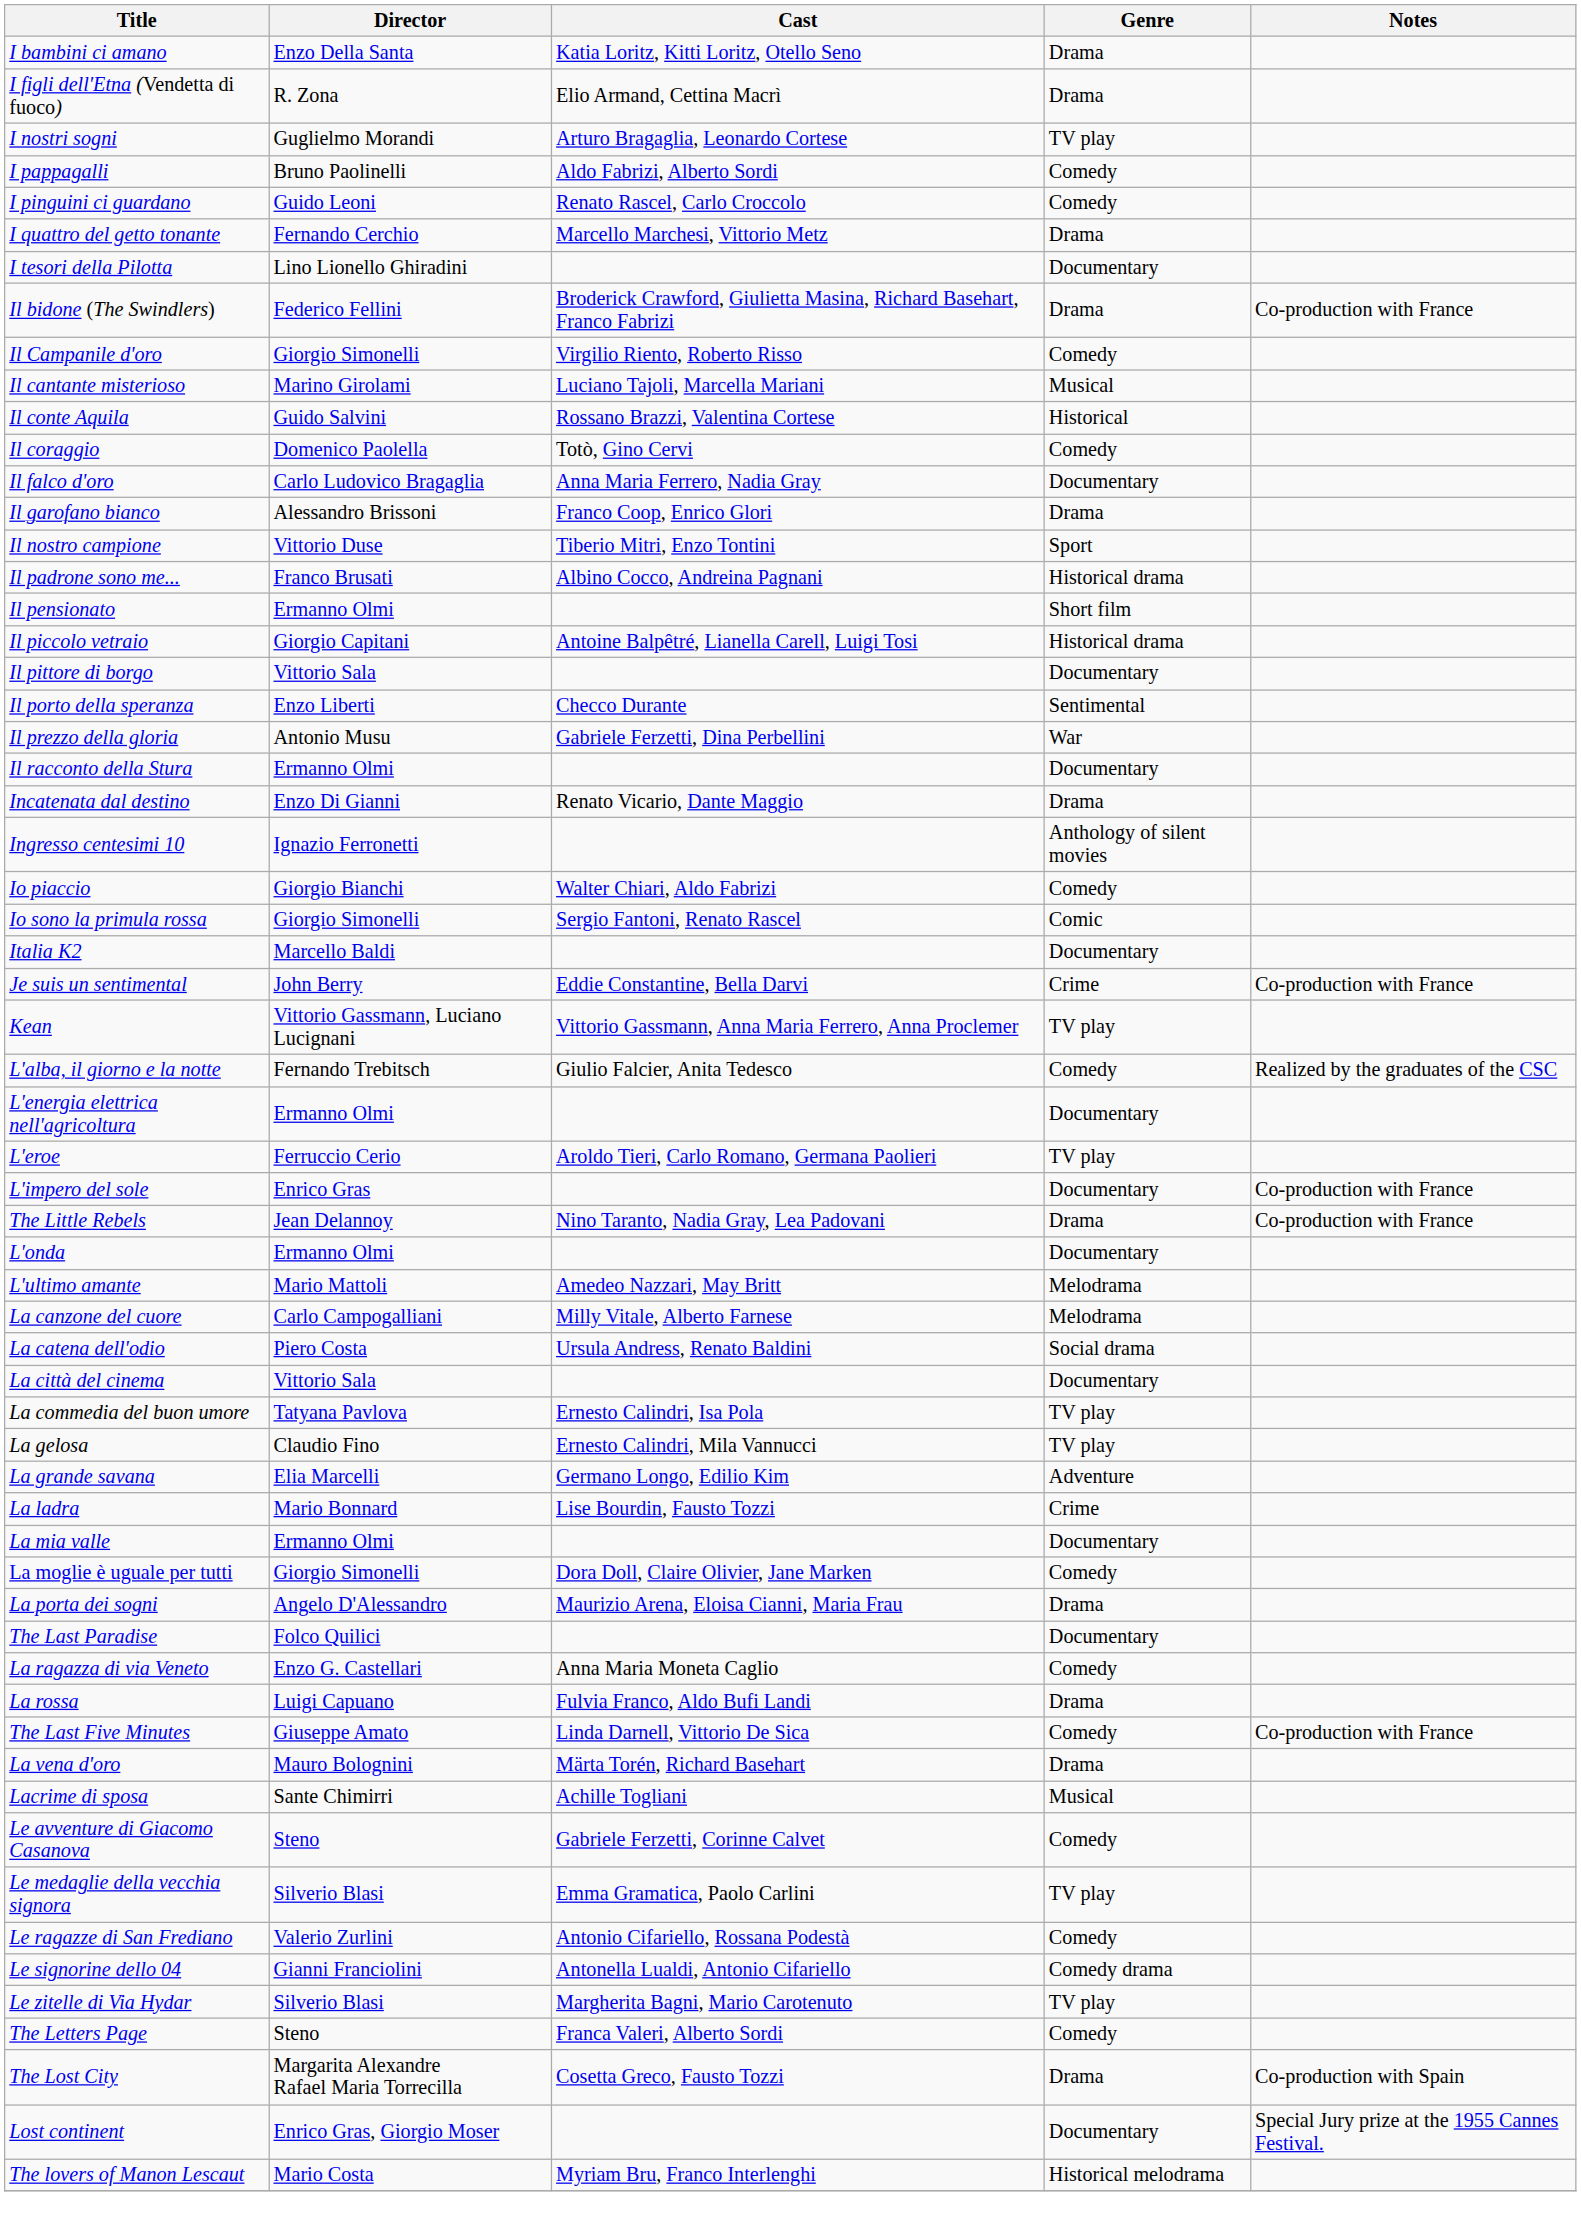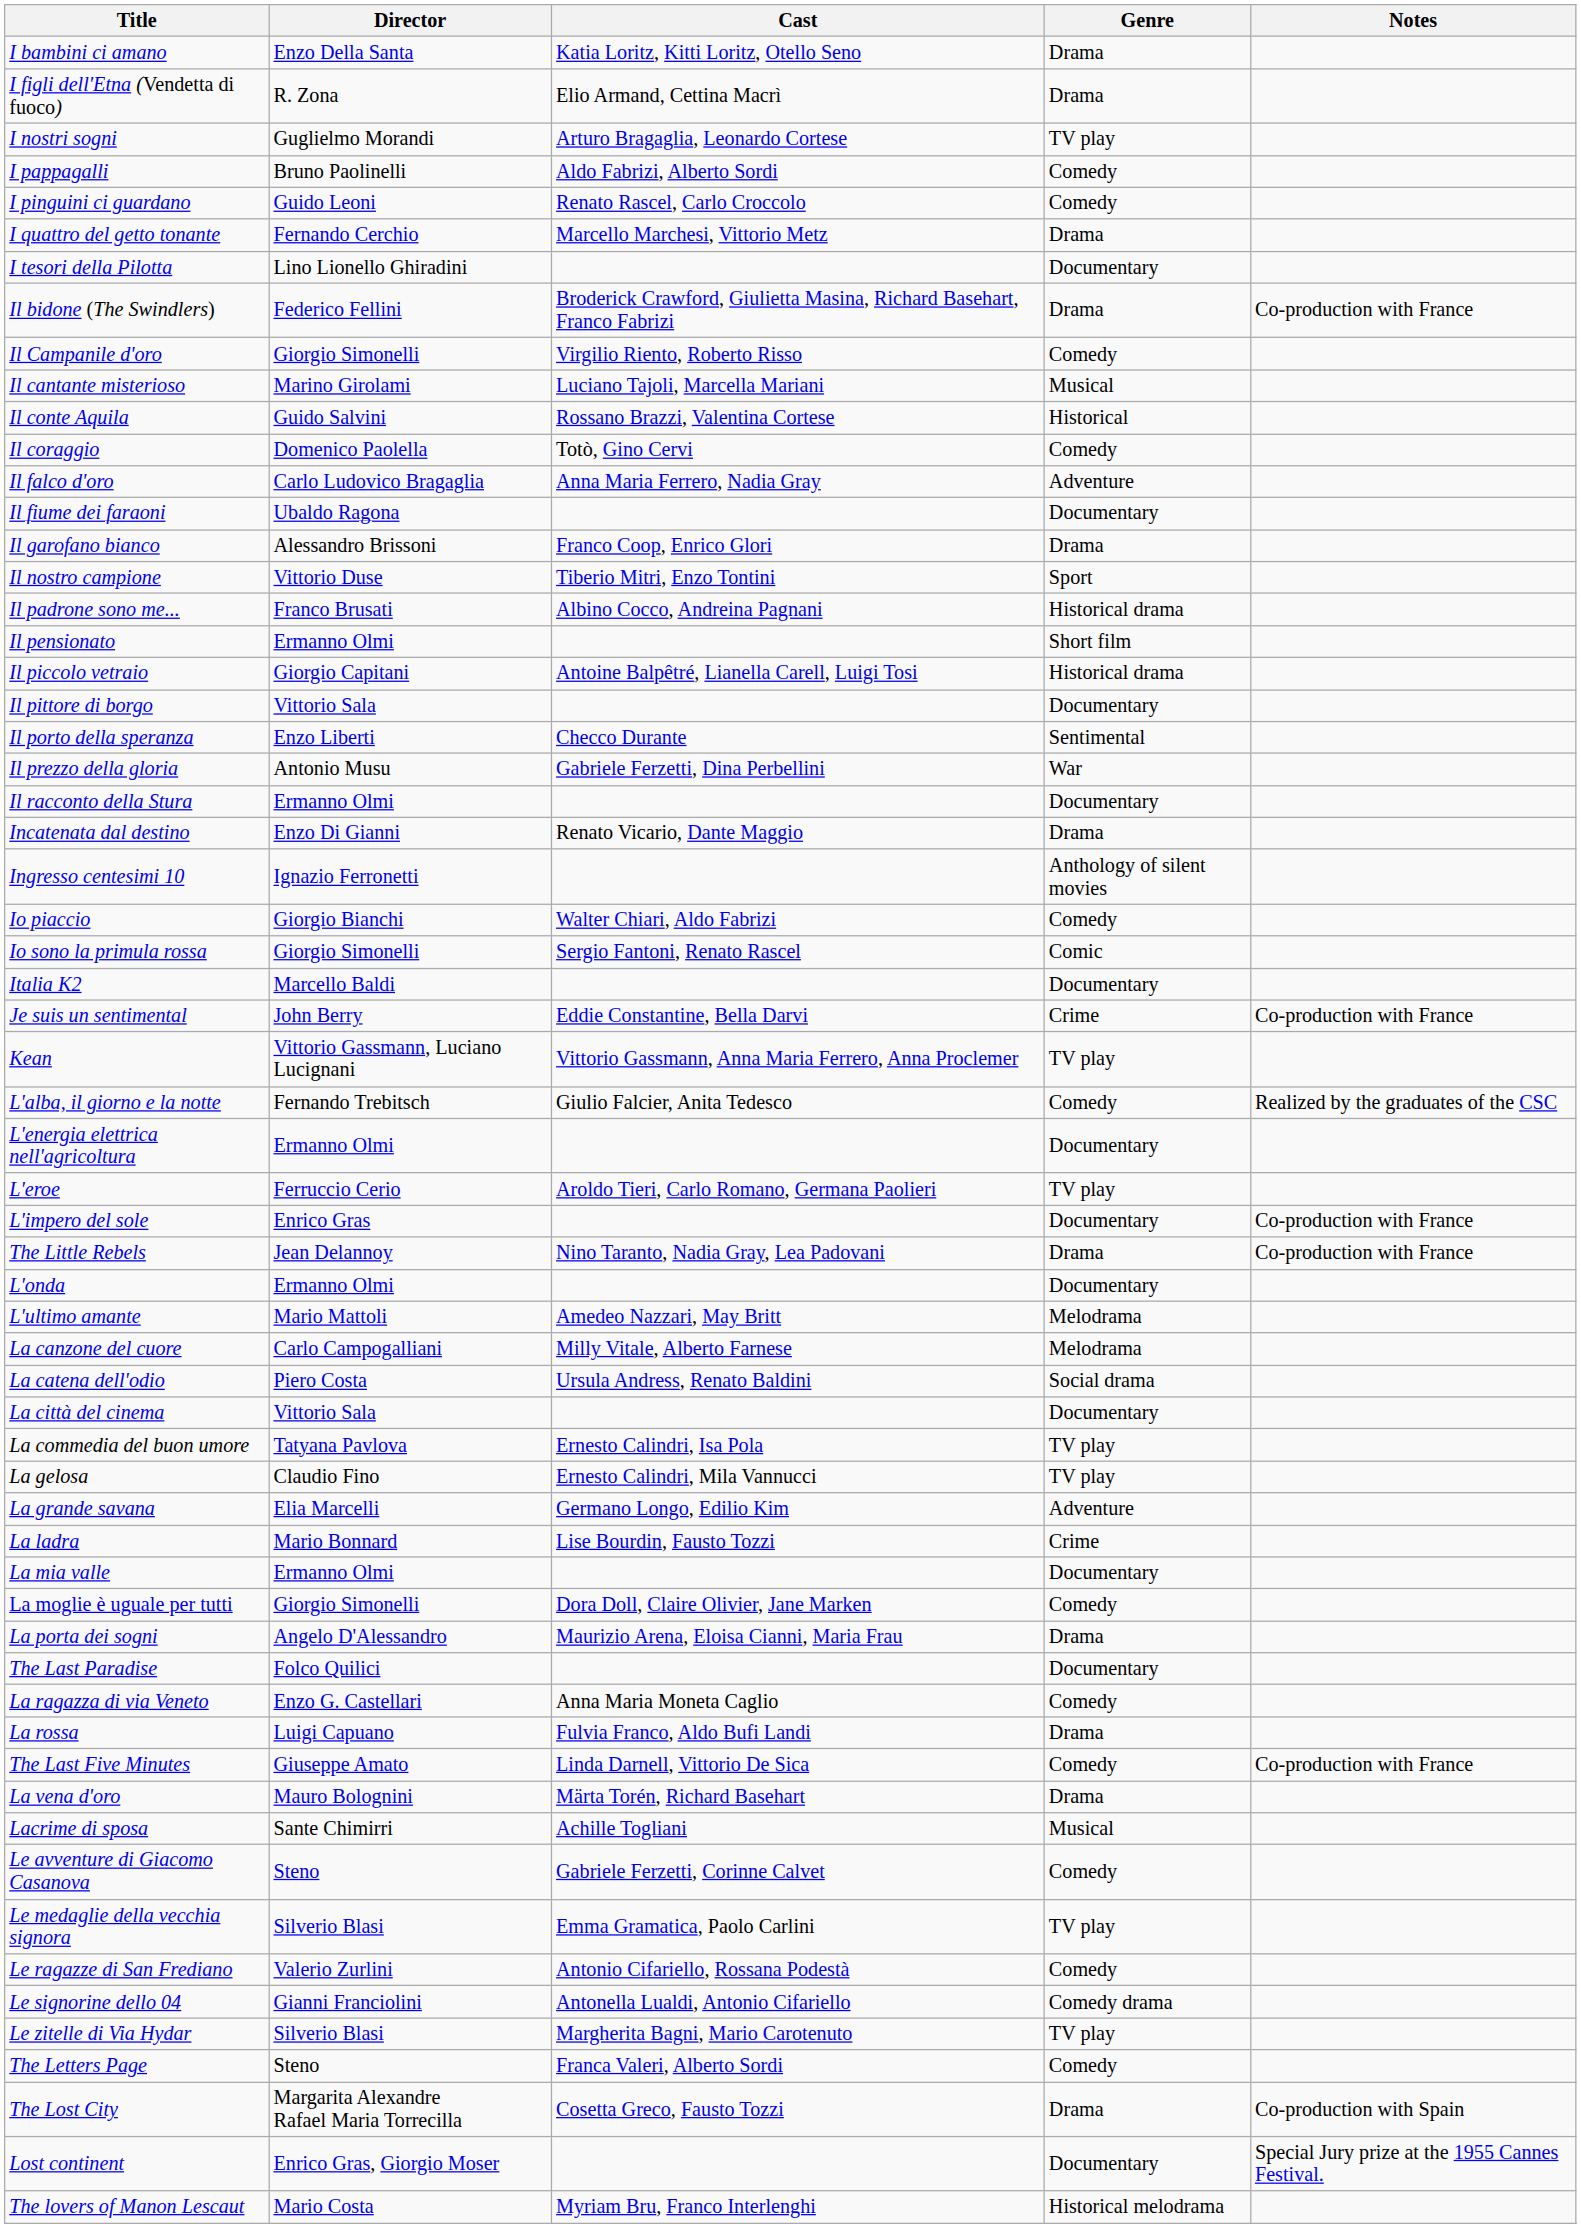(1104, 481) Documentary -> (1091, 481) Adventure
+ row: (87, 513)
